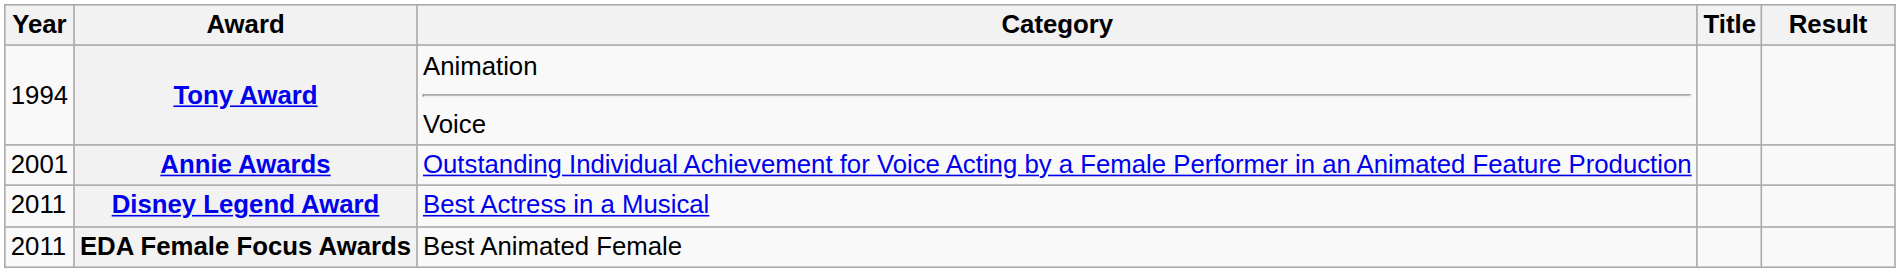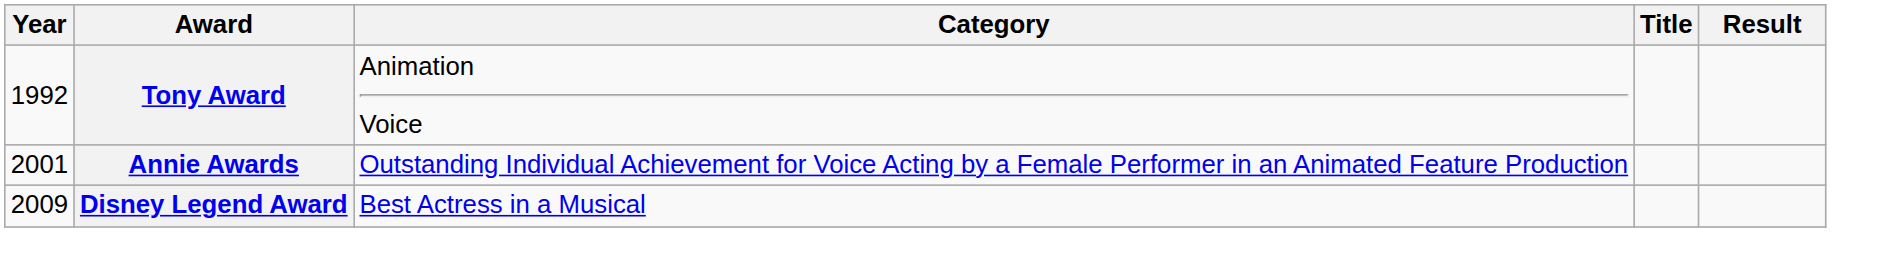(39, 94) 1994 -> (39, 94) 1992
(38, 205) 2011 -> (39, 205) 2009
- row: (246, 246)
